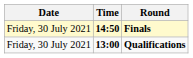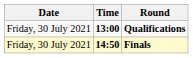rows swapped: (155, 45) <-> (137, 28)
